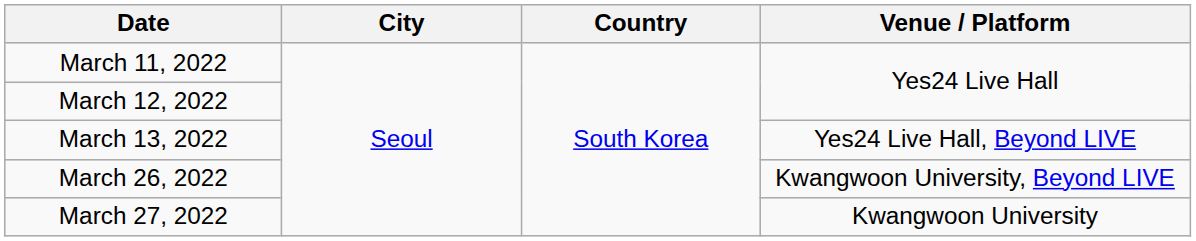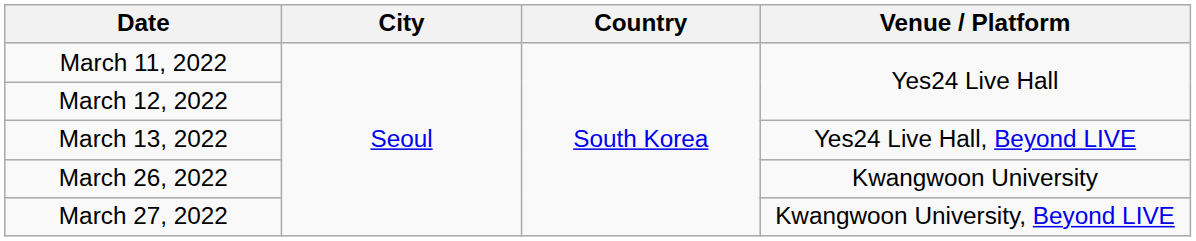(975, 178) Kwangwoon University, Beyond LIVE -> (975, 178) Kwangwoon University
(975, 216) Kwangwoon University -> (975, 216) Kwangwoon University, Beyond LIVE
